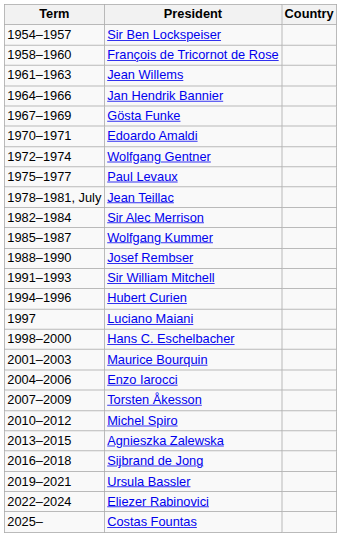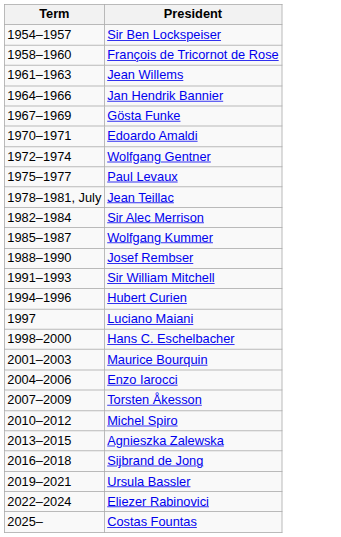- column: (309, 14)
